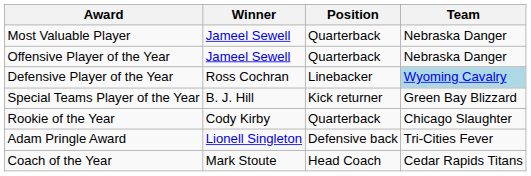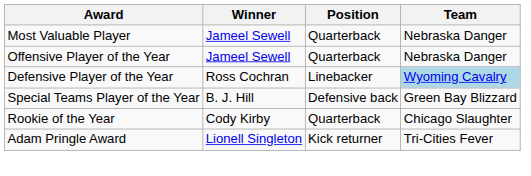(345, 98) Kick returner -> (353, 98) Defensive back
(353, 139) Defensive back -> (345, 139) Kick returner
- row: (60, 160)
